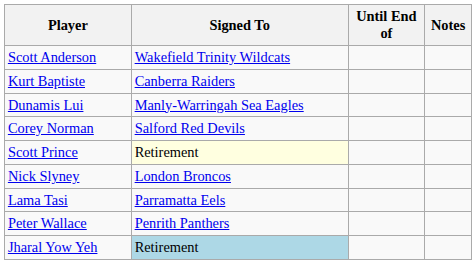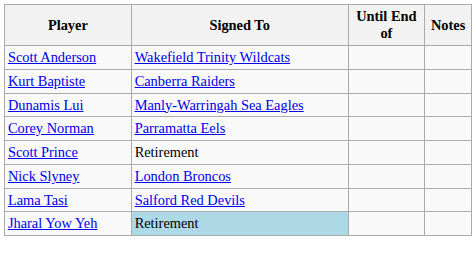(190, 128) Salford Red Devils -> (180, 128) Parramatta Eels
(167, 152) lightyellow background -> (167, 152) no background
(180, 200) Parramatta Eels -> (190, 200) Salford Red Devils
- row: (47, 223)
